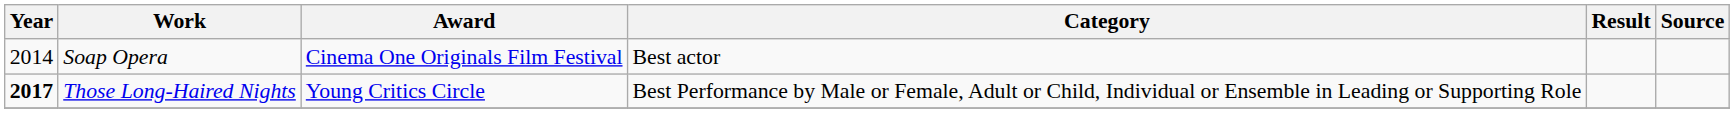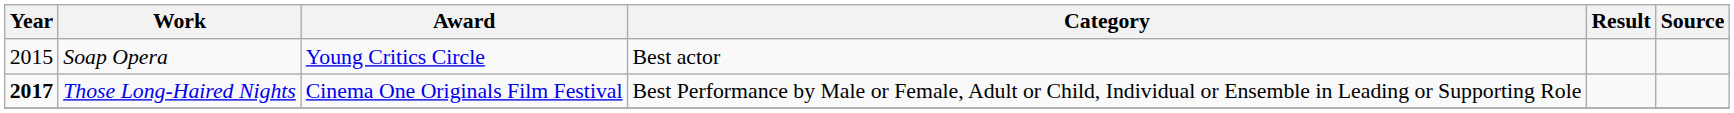(31, 56) 2014 -> (31, 56) 2015
(464, 56) Cinema One Originals Film Festival -> (395, 56) Young Critics Circle
(395, 90) Young Critics Circle -> (464, 90) Cinema One Originals Film Festival
